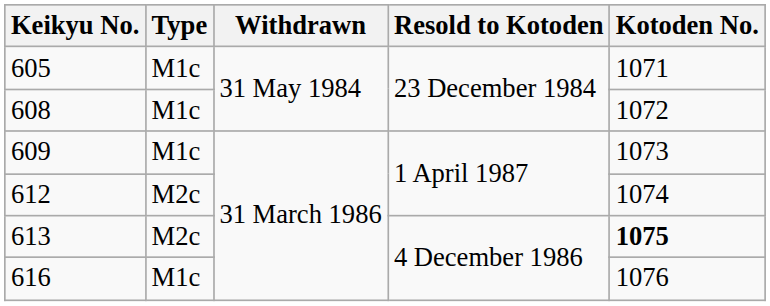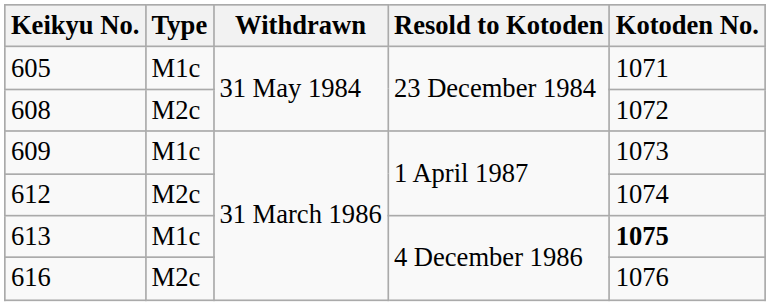(176, 109) M1c -> (176, 109) M2c
(176, 236) M2c -> (176, 236) M1c
(176, 278) M1c -> (176, 278) M2c
